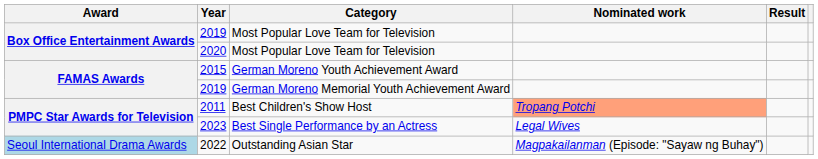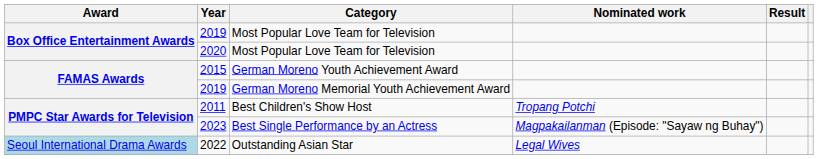(555, 107) lightsalmon background -> (555, 107) no background
(548, 126) Legal Wives -> (639, 126) Magpakailanman (Episode: "Sayaw ng Buhay")
(639, 145) Magpakailanman (Episode: "Sayaw ng Buhay") -> (548, 145) Legal Wives
